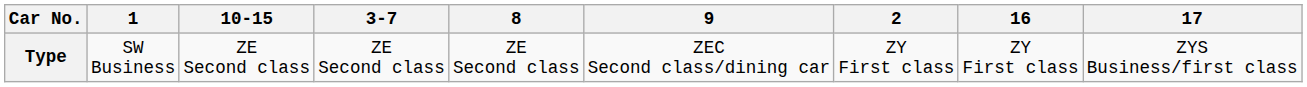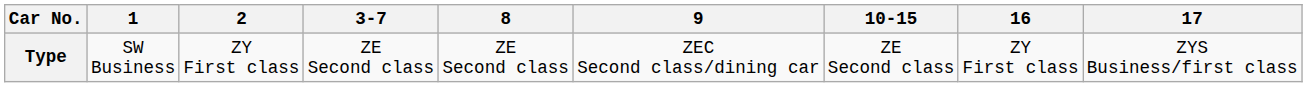columns swapped: (896, 19) <-> (247, 19)
